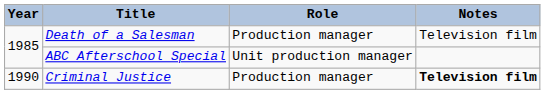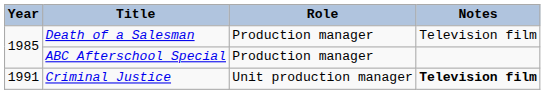(323, 58) Unit production manager -> (303, 58) Production manager
(23, 79) 1990 -> (23, 79) 1991
(303, 79) Production manager -> (323, 79) Unit production manager
